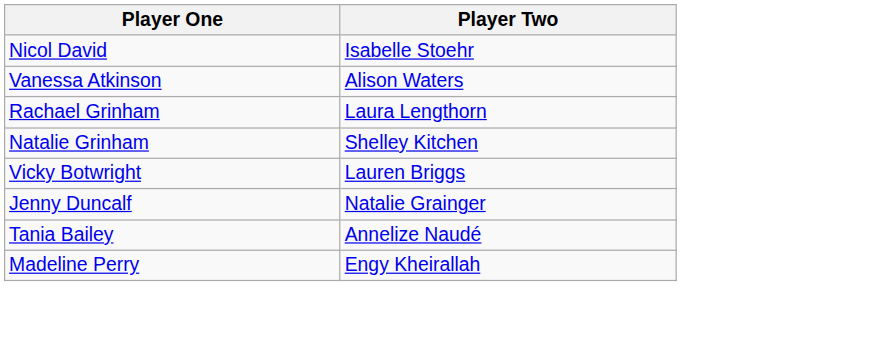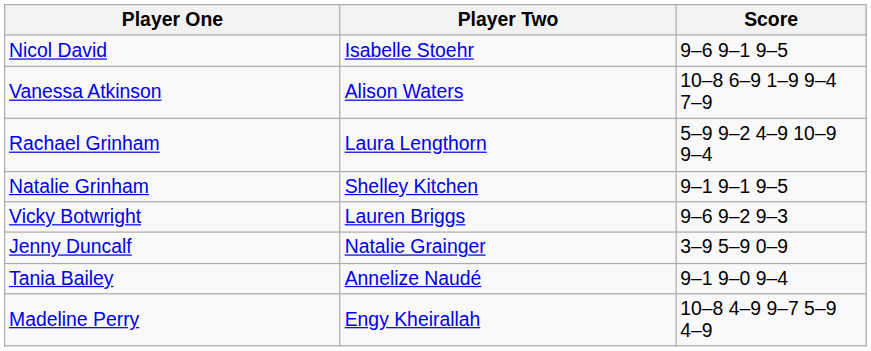+ column: (771, 19)
